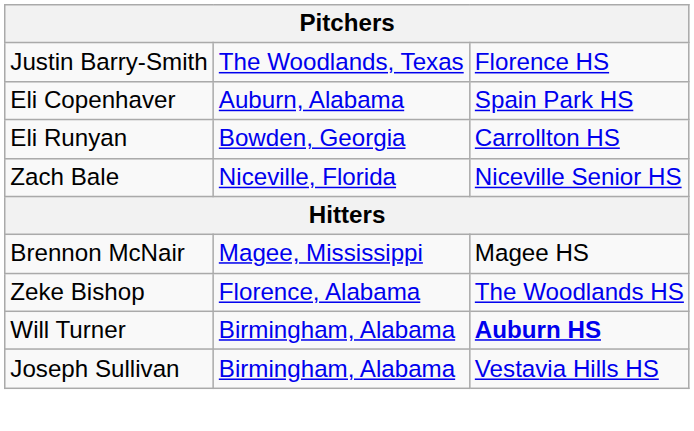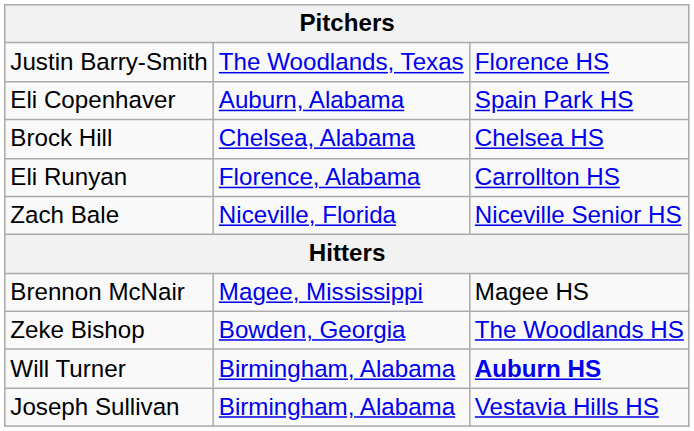+ row: (61, 138)
(312, 138) Bowden, Georgia -> (320, 176) Florence, Alabama
(320, 291) Florence, Alabama -> (312, 330) Bowden, Georgia
